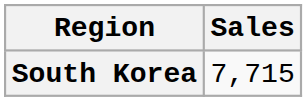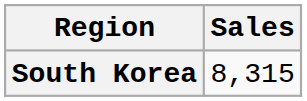(253, 74) 7,715 -> (253, 74) 8,315
